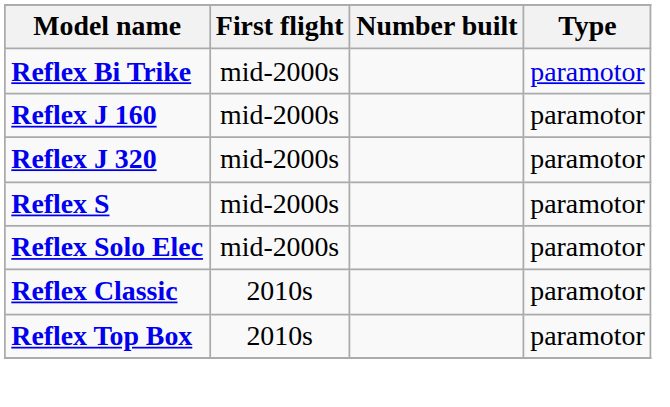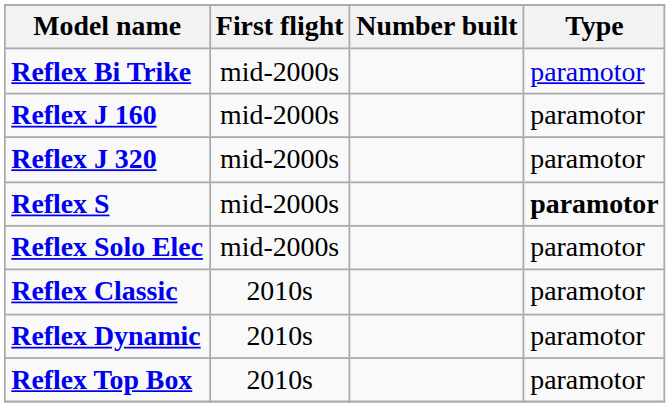(587, 203) normal -> (594, 203) bold
+ row: (106, 335)
